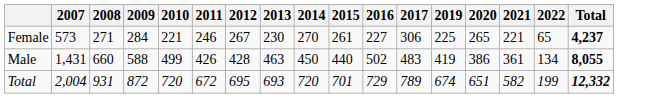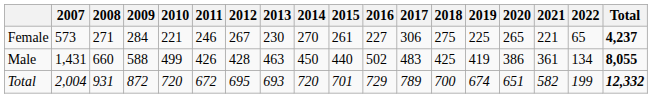+ column: (448, 15)
